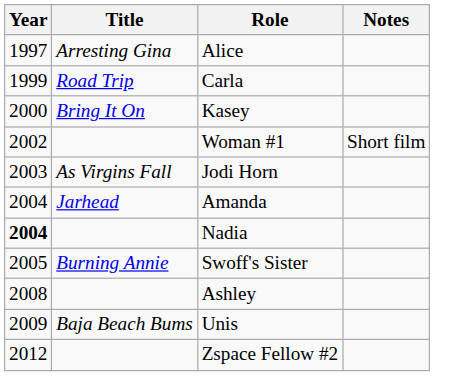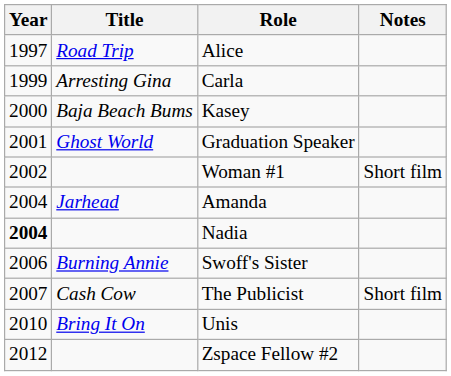(114, 50) Arresting Gina -> (95, 50) Road Trip
(95, 80) Road Trip -> (114, 80) Arresting Gina
(101, 111) Bring It On -> (125, 111) Baja Beach Bums
+ row: (278, 141)
- row: (240, 171)
(28, 263) 2005 -> (28, 263) 2006
+ row: (253, 293)
- row: (229, 293)
(28, 324) 2009 -> (28, 324) 2010
(125, 324) Baja Beach Bums -> (101, 324) Bring It On
